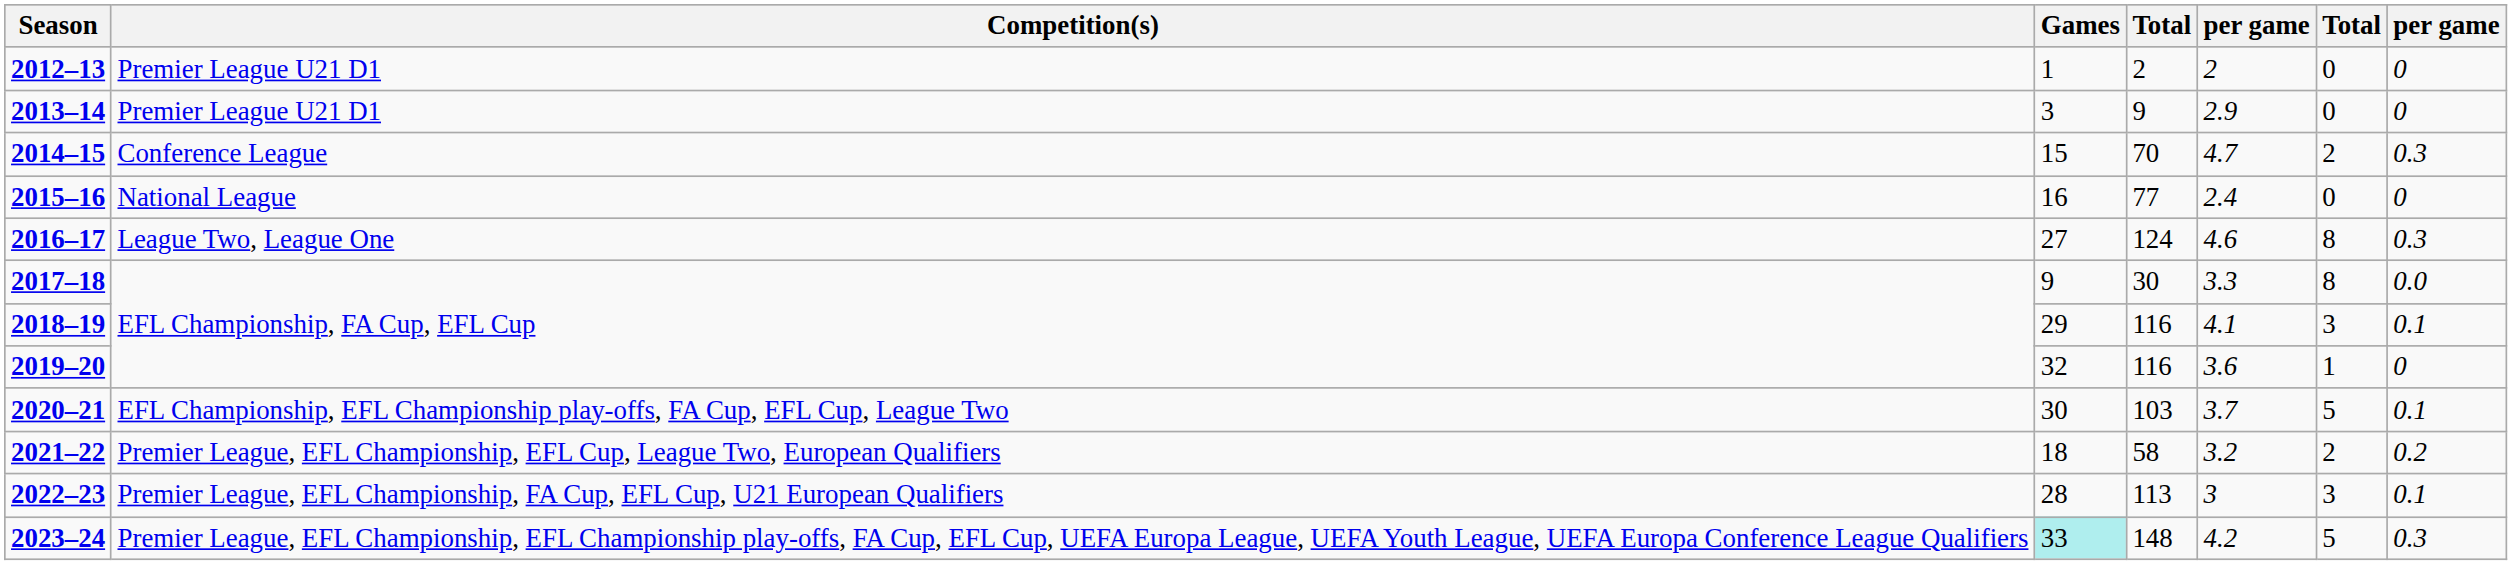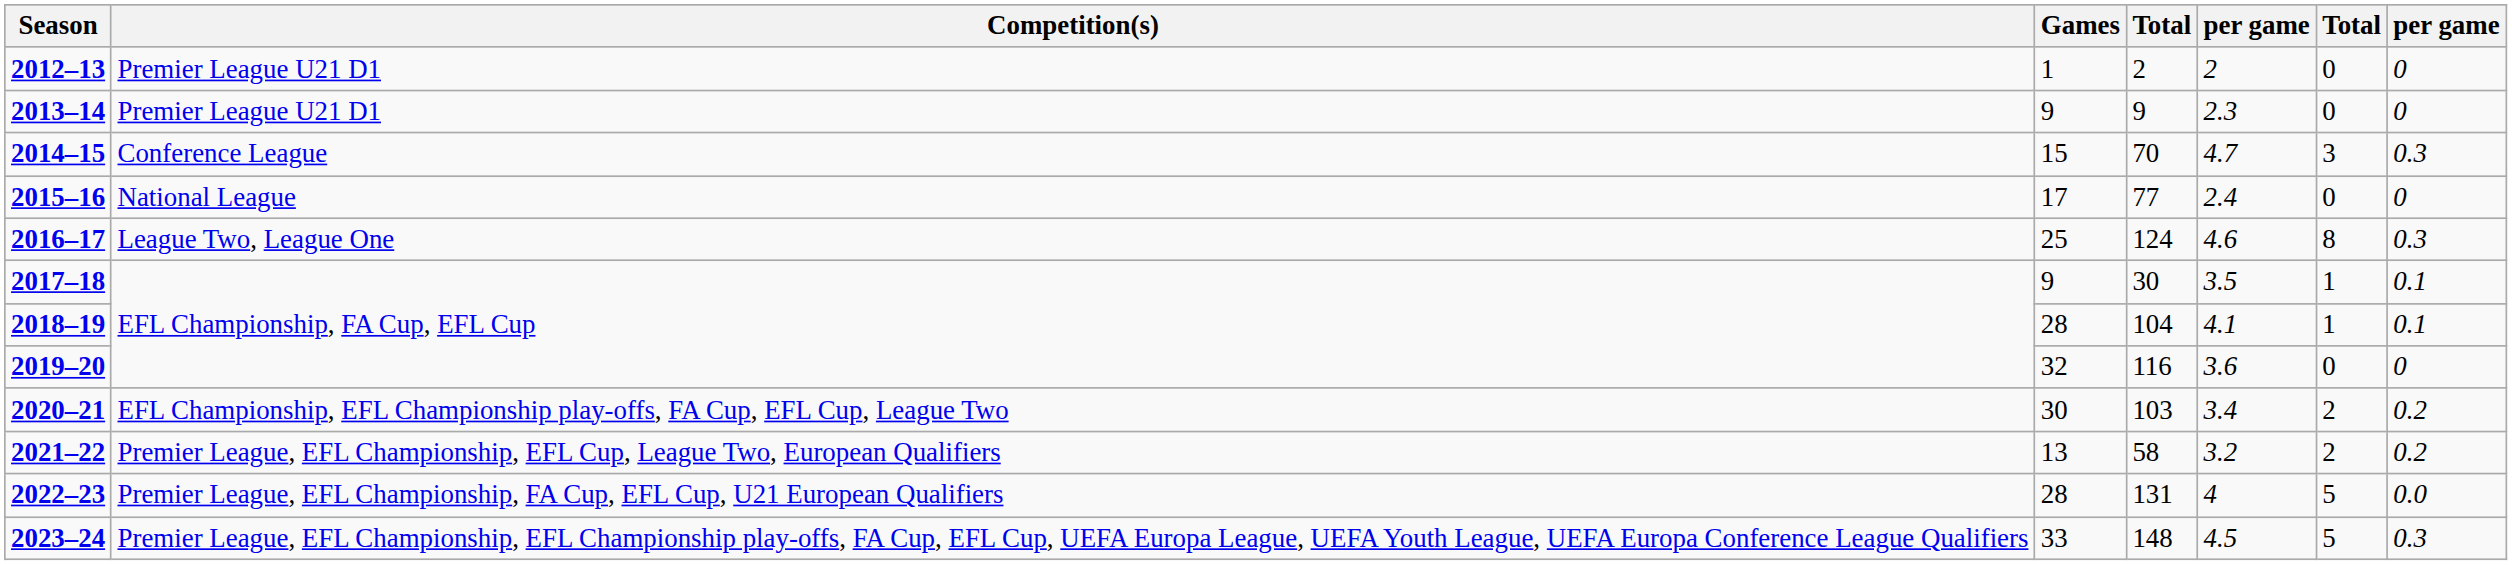(2048, 111) 3 -> (2048, 111) 9
(2220, 111) 2.9 -> (2220, 111) 2.3
(2329, 153) 2 -> (2329, 153) 3
(2054, 196) 16 -> (2054, 196) 17
(2054, 238) 27 -> (2054, 238) 25
(2220, 281) 3.3 -> (2220, 281) 3.5
(2329, 281) 8 -> (2329, 281) 1
(2410, 281) 0.0 -> (2410, 281) 0.1
(2054, 324) 29 -> (2054, 324) 28
(2152, 324) 116 -> (2153, 324) 104
(2329, 324) 3 -> (2329, 324) 1
(2329, 366) 1 -> (2329, 366) 0
(2220, 409) 3.7 -> (2220, 409) 3.4
(2329, 409) 5 -> (2329, 409) 2
(2410, 409) 0.1 -> (2410, 409) 0.2
(2054, 452) 18 -> (2054, 452) 13
(2152, 494) 113 -> (2153, 494) 131
(2210, 494) 3 -> (2210, 494) 4
(2329, 494) 3 -> (2329, 494) 5
(2410, 494) 0.1 -> (2410, 494) 0.0
(2054, 537) paleturquoise background -> (2054, 537) no background
(2220, 537) 4.2 -> (2220, 537) 4.5
